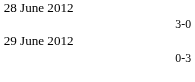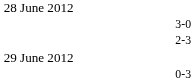+ row: (70, 41)
